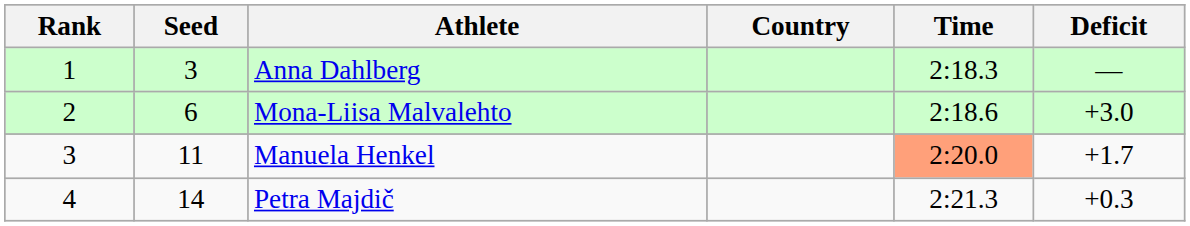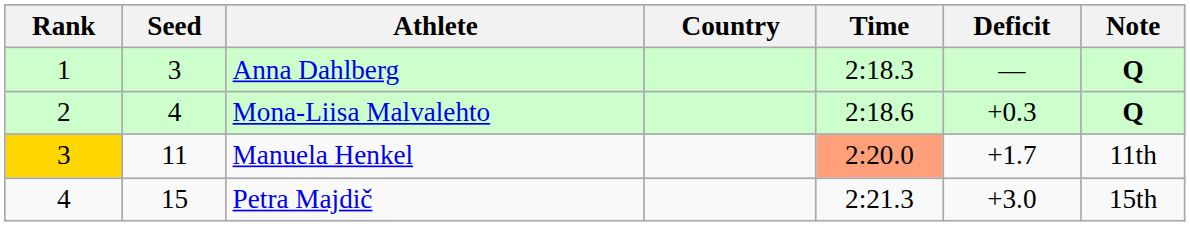+ column: (1133, 26)
(191, 112) 6 -> (175, 112) 4
(1109, 112) +3.0 -> (1012, 112) +0.3
(69, 155) no background -> (64, 155) gold background
(191, 198) 14 -> (175, 198) 15
(1109, 198) +0.3 -> (1012, 198) +3.0
